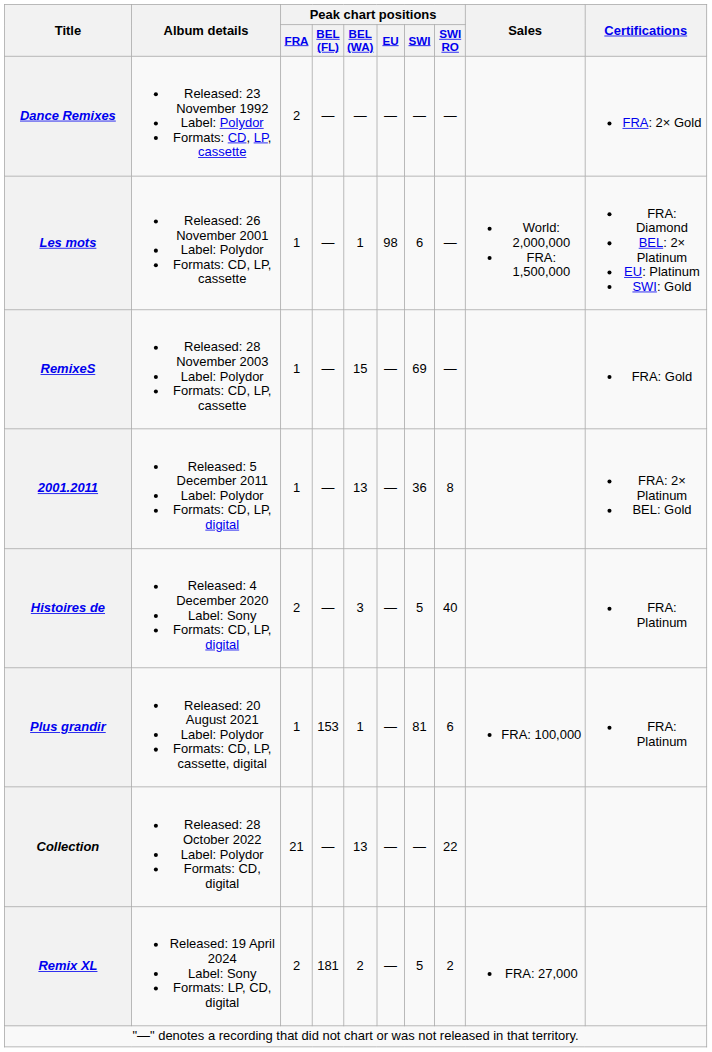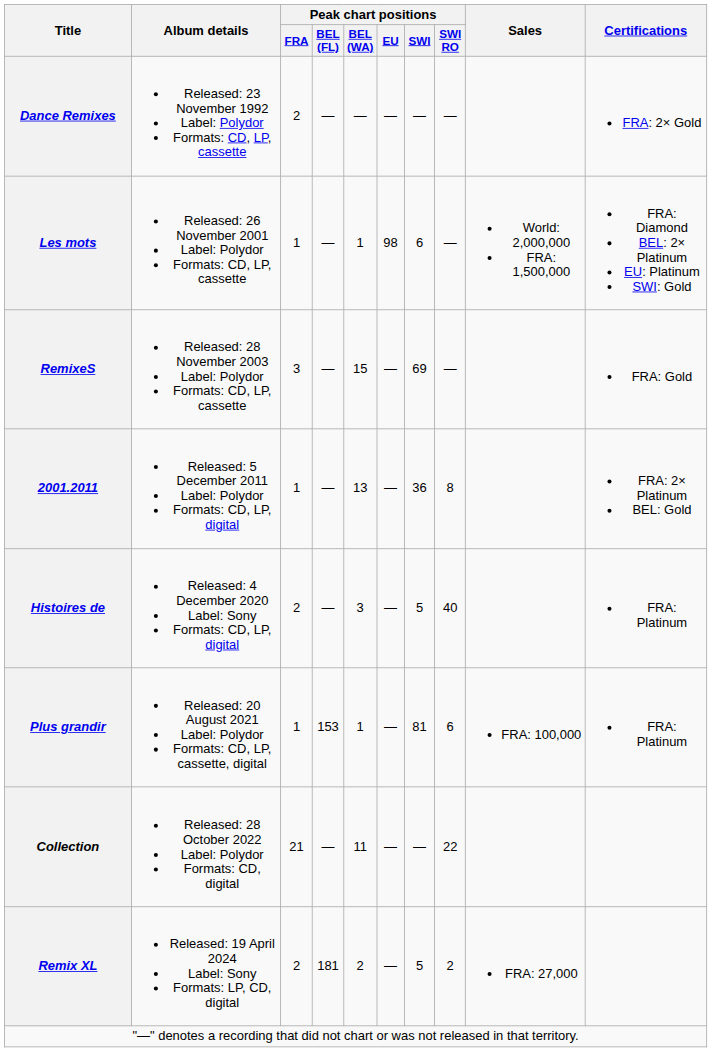(297, 369) 1 -> (297, 369) 3
(360, 846) 13 -> (360, 846) 11
